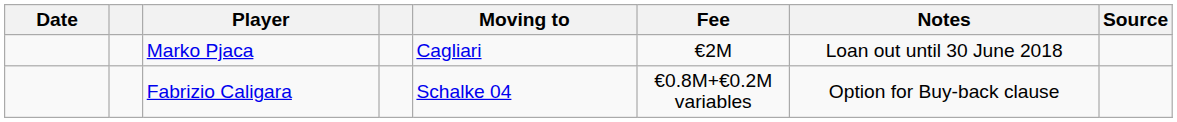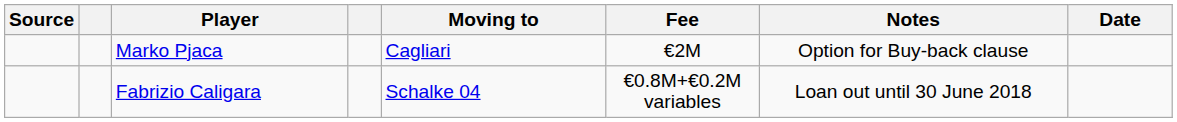columns swapped: (57, 19) <-> (1136, 19)
(944, 50) Loan out until 30 June 2018 -> (913, 50) Option for Buy-back clause
(944, 91) Option for Buy-back clause -> (913, 91) Loan out until 30 June 2018
